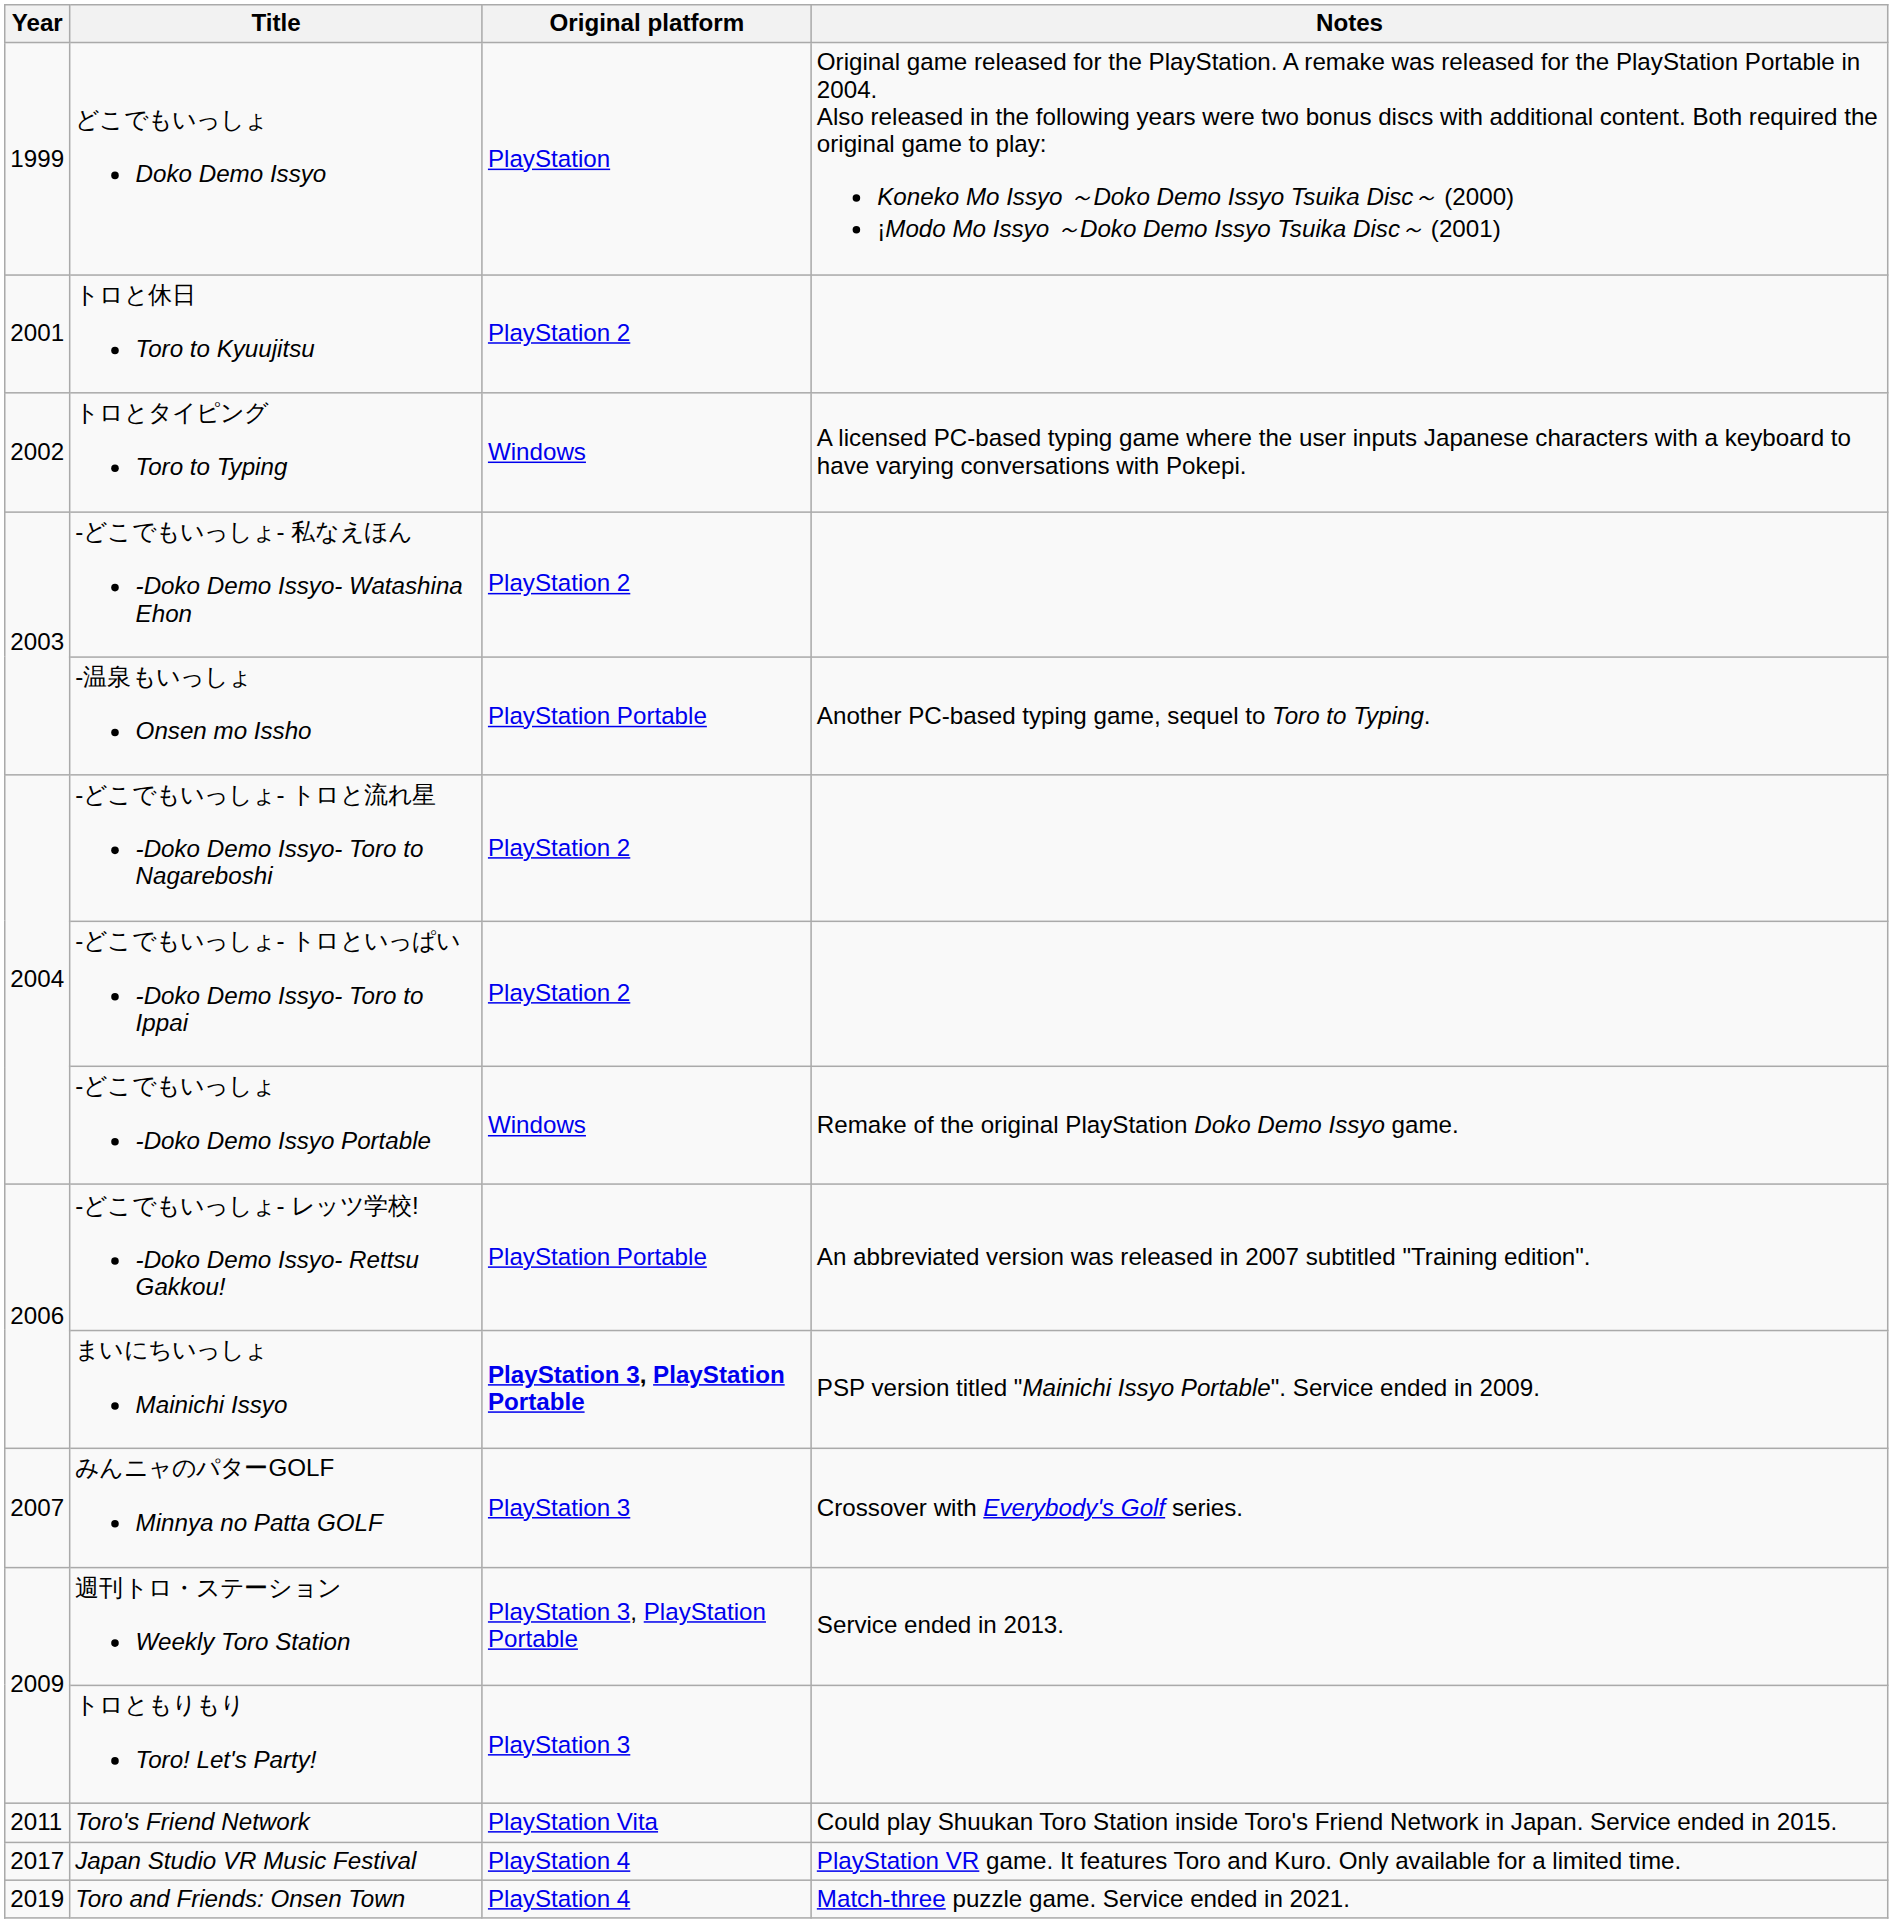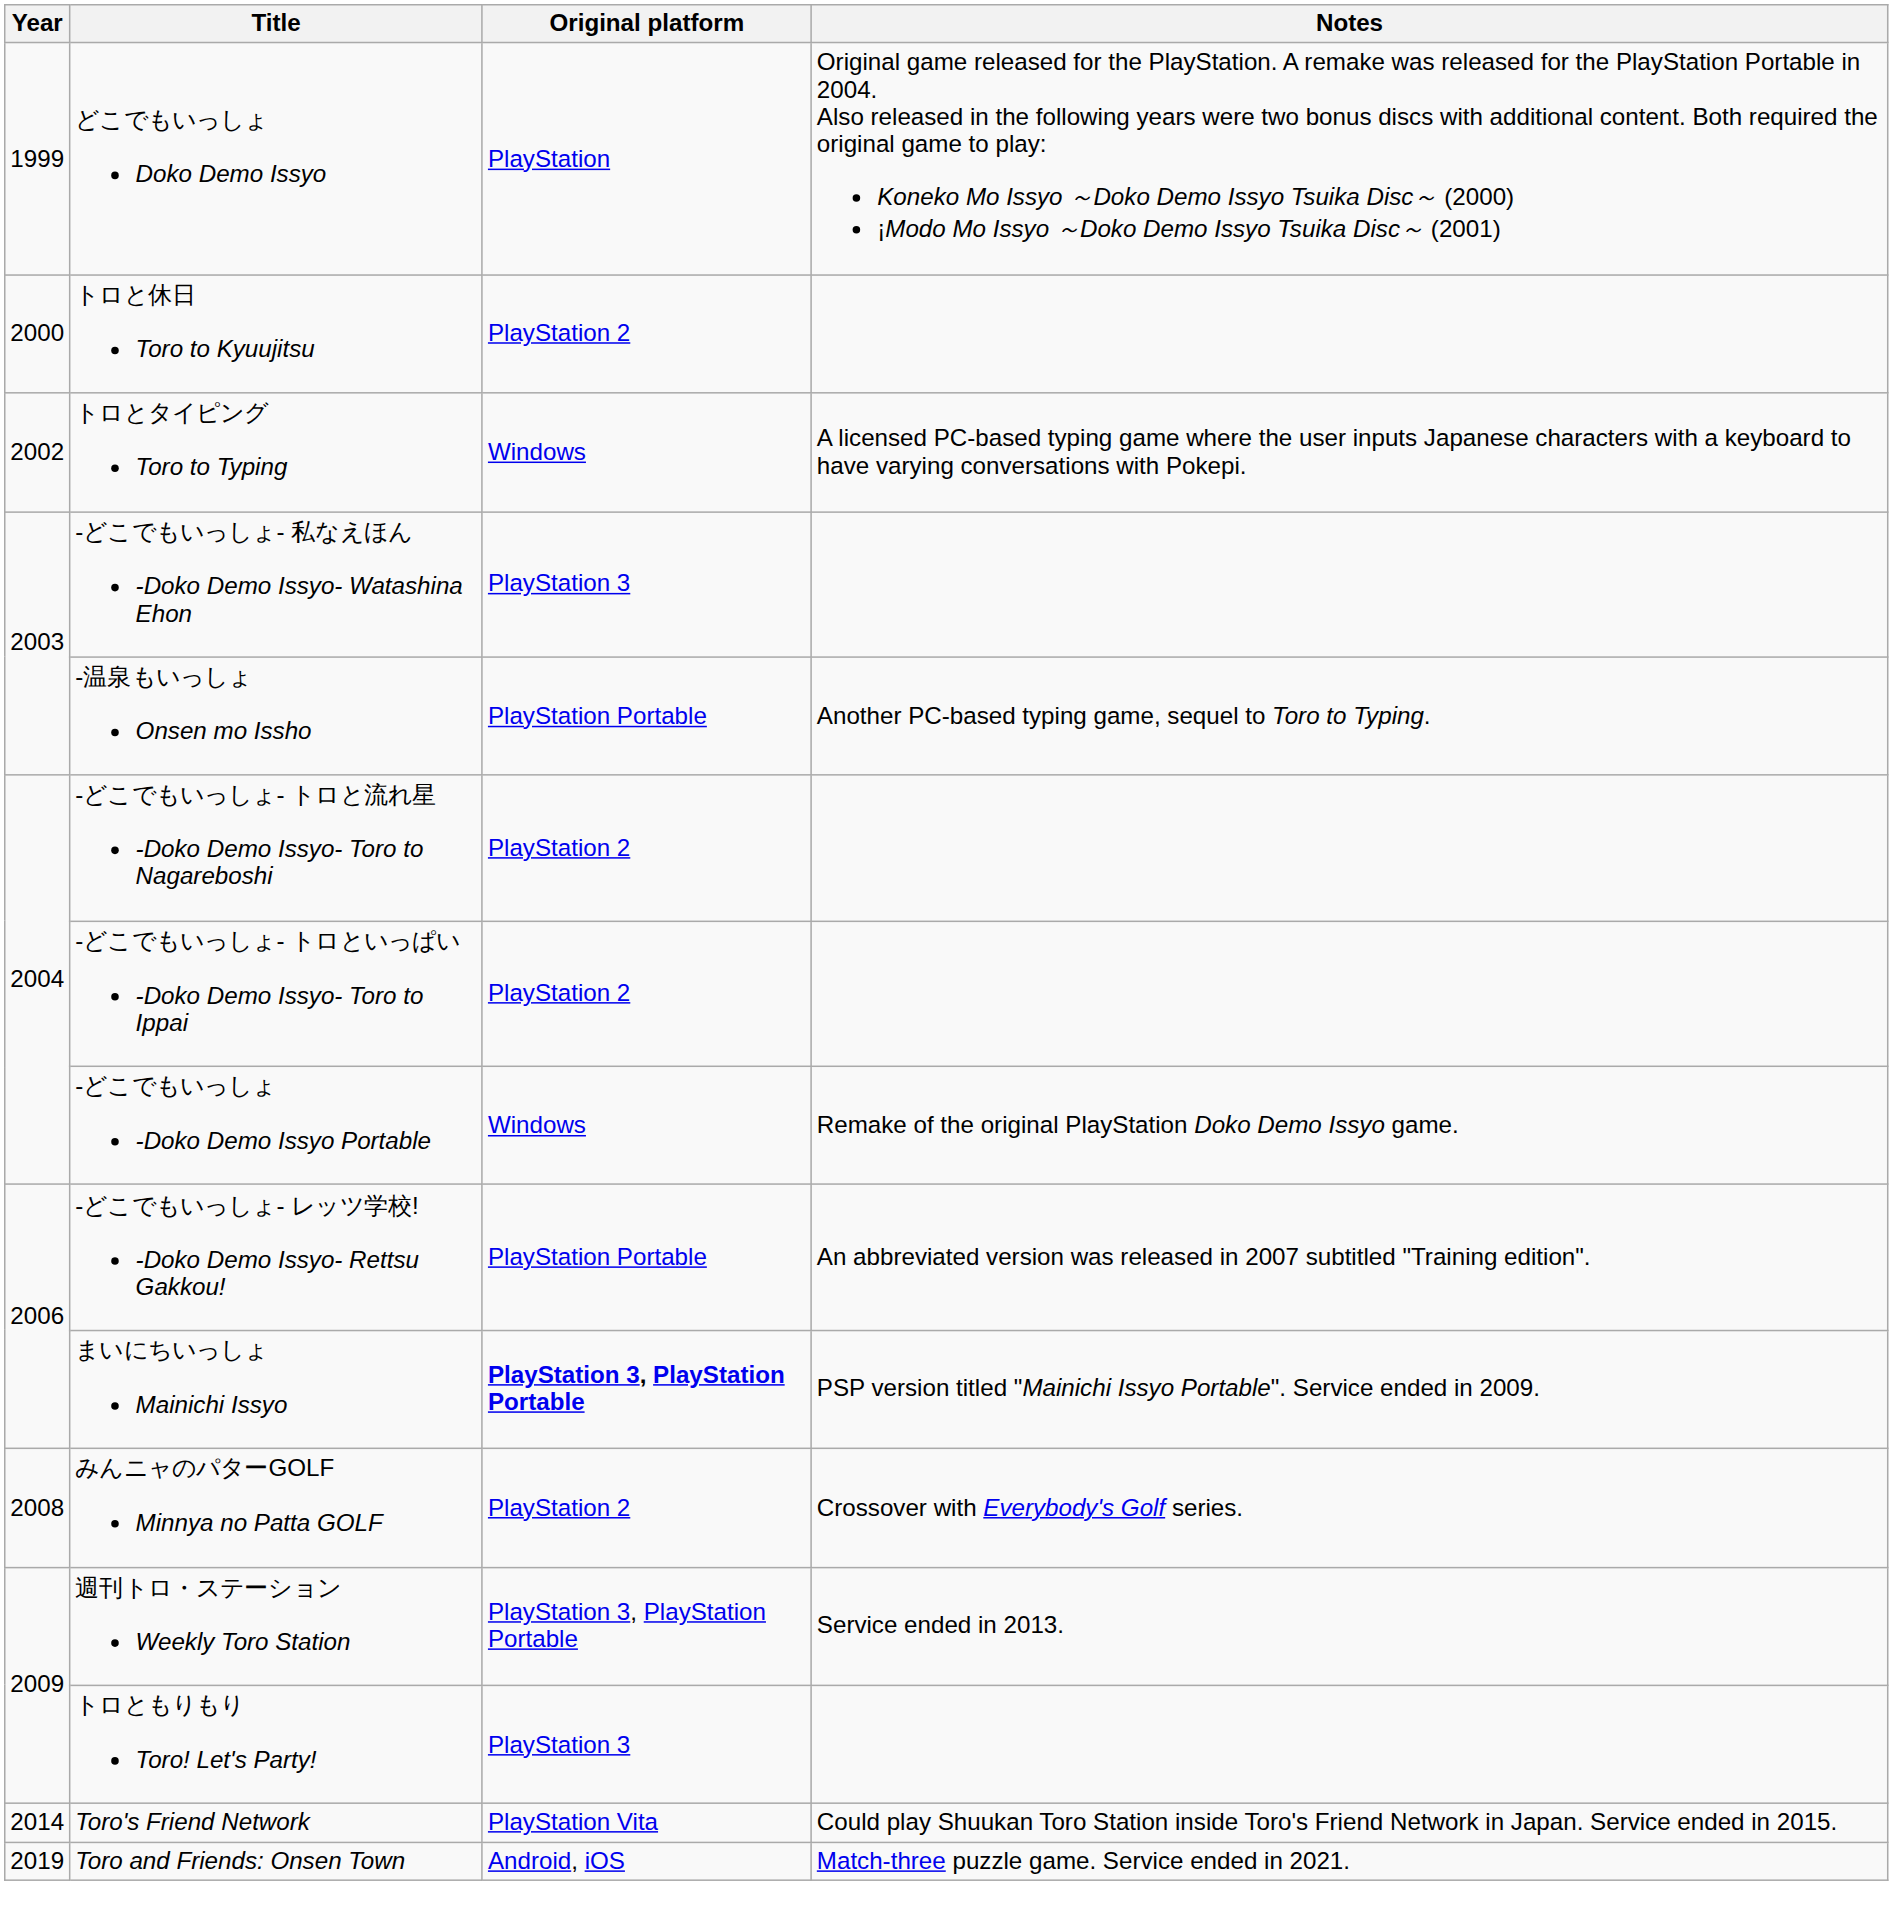(37, 333) 2001 -> (37, 333) 2000
(559, 583) PlayStation 2 -> (559, 583) PlayStation 3
(37, 1507) 2007 -> (37, 1507) 2008
(559, 1507) PlayStation 3 -> (559, 1507) PlayStation 2
(36, 1822) 2011 -> (37, 1822) 2014
- row: (246, 1860)
(559, 1899) PlayStation 4 -> (556, 1860) Android, iOS
